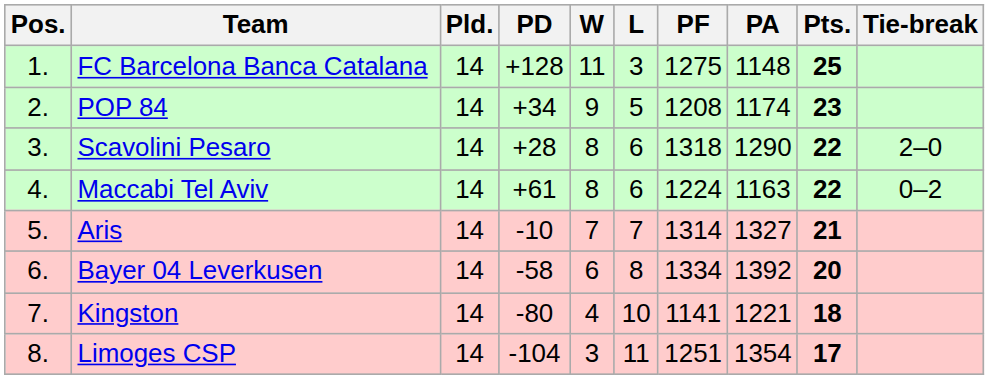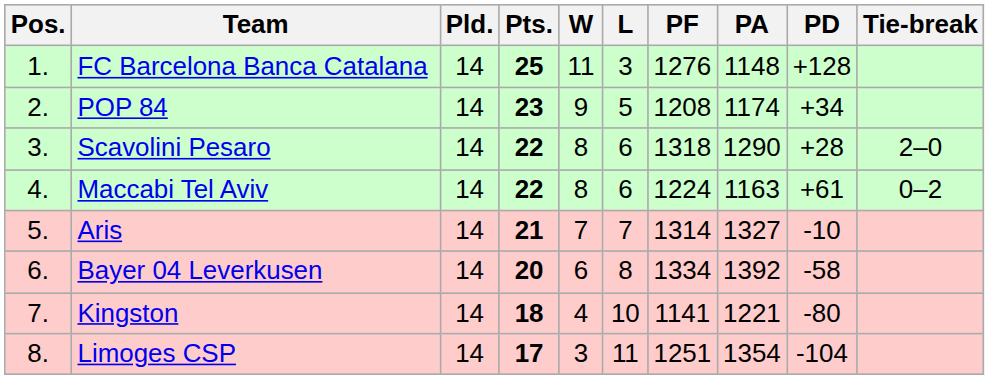columns swapped: (827, 25) <-> (535, 25)
(693, 66) 1275 -> (682, 66) 1276
